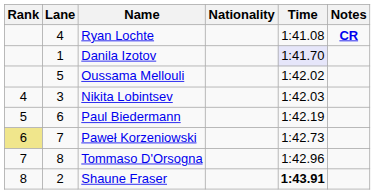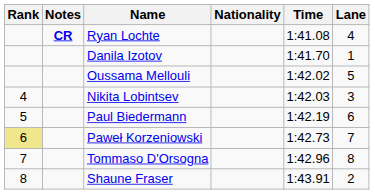columns swapped: (60, 14) <-> (349, 14)
(303, 55) lavender background -> (308, 55) no background
(303, 179) bold -> (308, 179) normal
